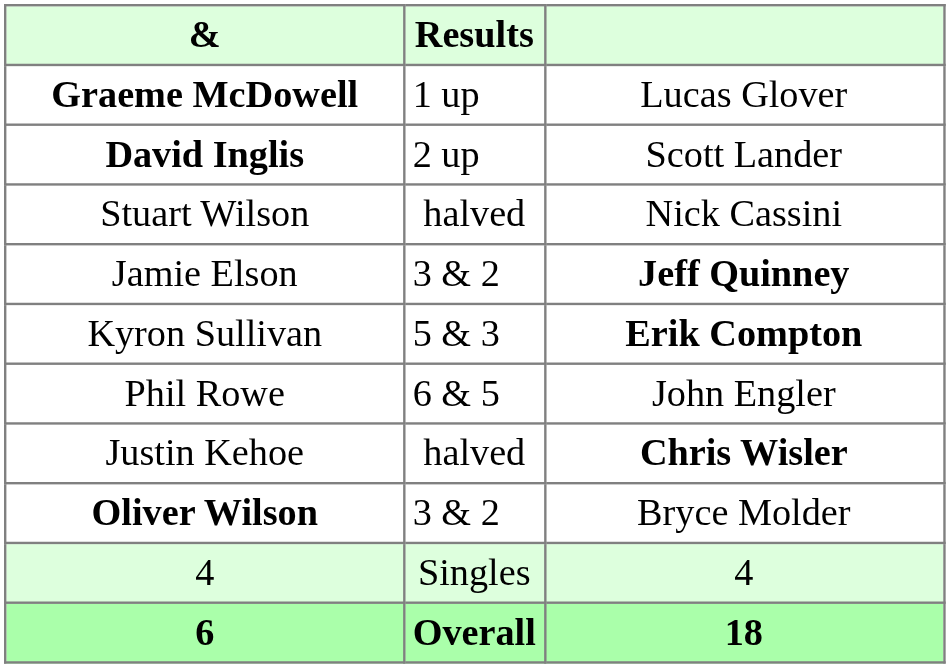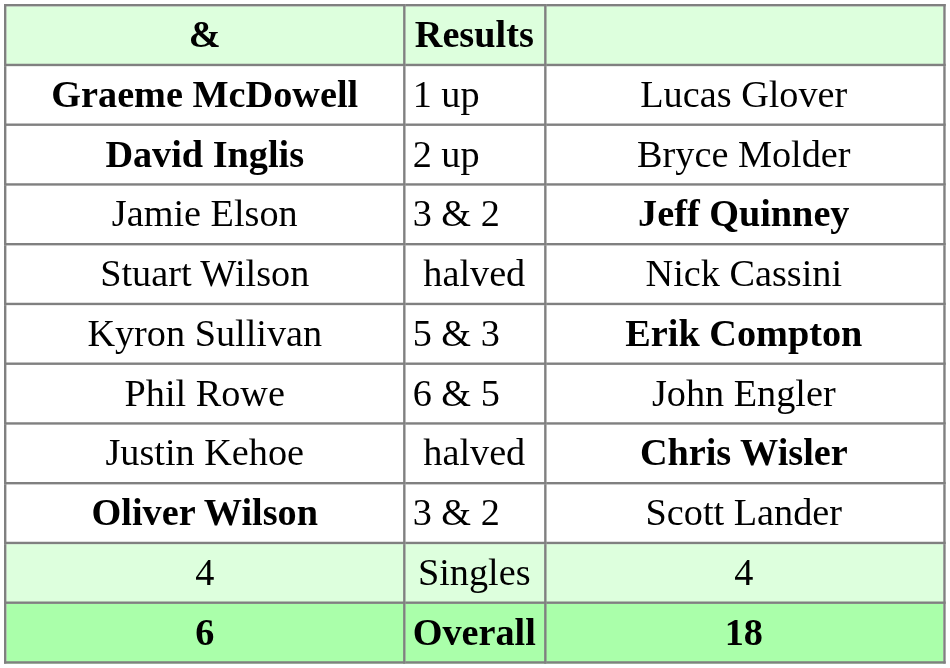(744, 153) Scott Lander -> (744, 153) Bryce Molder
rows swapped: (205, 273) <-> (205, 213)
(744, 512) Bryce Molder -> (744, 512) Scott Lander
